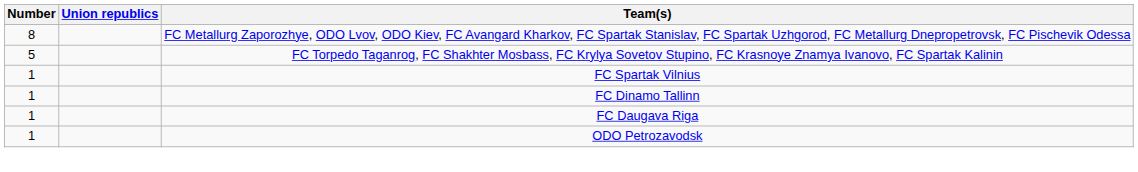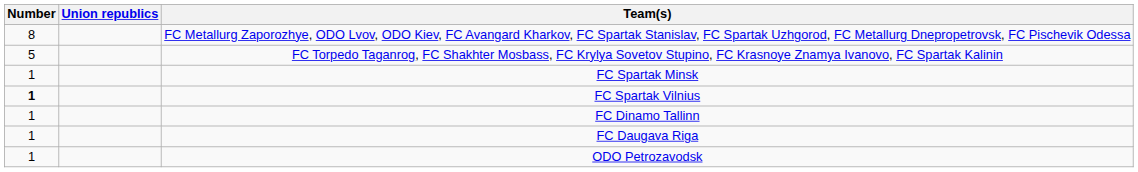+ row: (647, 75)
(32, 75) normal -> (32, 95) bold
